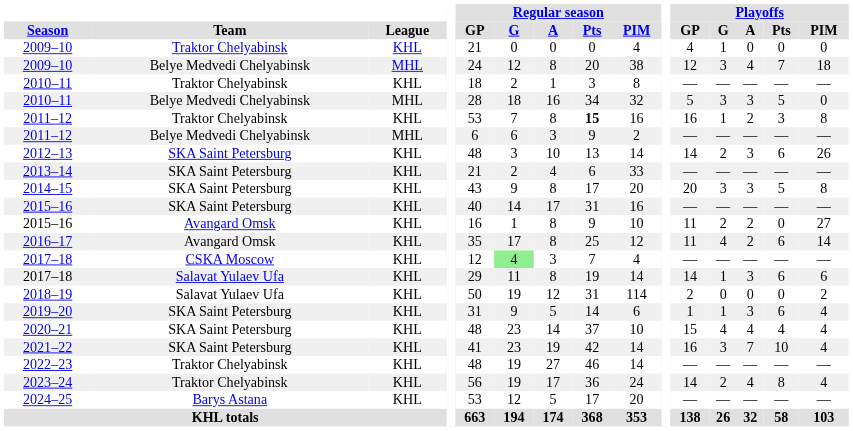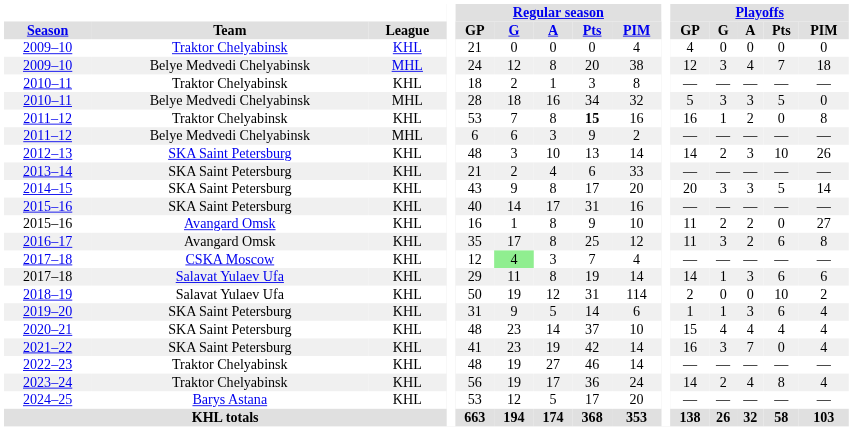(723, 48) 1 -> (723, 48) 0
(781, 118) 3 -> (781, 118) 0
(781, 153) 6 -> (781, 153) 10
(824, 188) 8 -> (824, 188) 14
(723, 241) 4 -> (723, 241) 3
(824, 241) 14 -> (824, 241) 8
(781, 294) 0 -> (781, 294) 10
(781, 347) 10 -> (781, 347) 0
